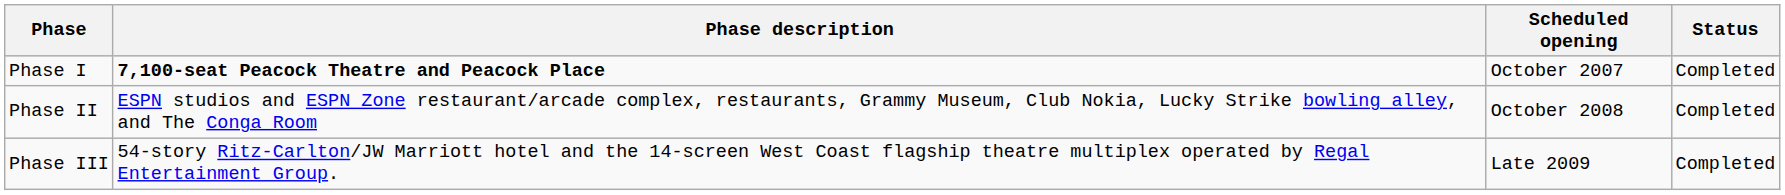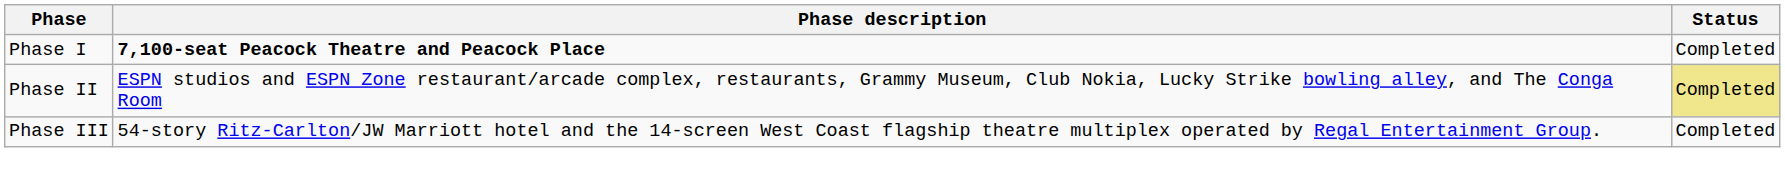- column: (1579, 30)
(1725, 112) no background -> (1725, 91) khaki background
